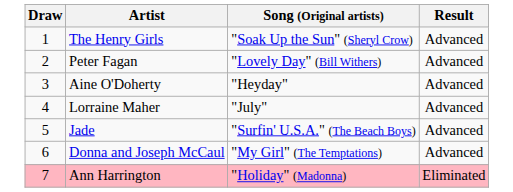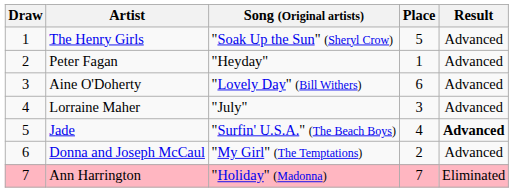+ column: (419, 15)
(306, 61) "Lovely Day" (Bill Withers) -> (240, 61) "Heyday"
(260, 84) "Heyday" -> (287, 84) "Lovely Day" (Bill Withers)
(454, 130) normal -> (474, 130) bold
